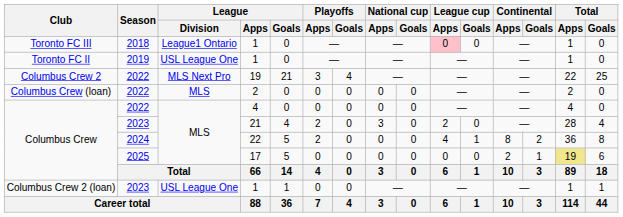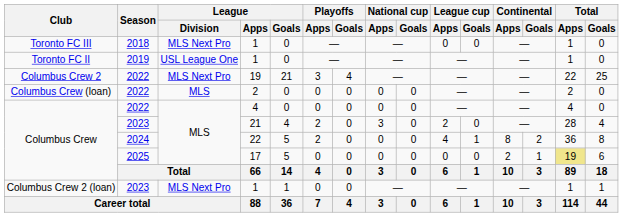(199, 44) League1 Ontario -> (199, 44) MLS Next Pro
(445, 44) pink background -> (445, 44) no background
(199, 188) USL League One -> (199, 188) MLS Next Pro
